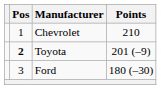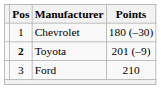(131, 32) 210 -> (131, 32) 180 (–30)
(131, 70) 180 (–30) -> (131, 70) 210
